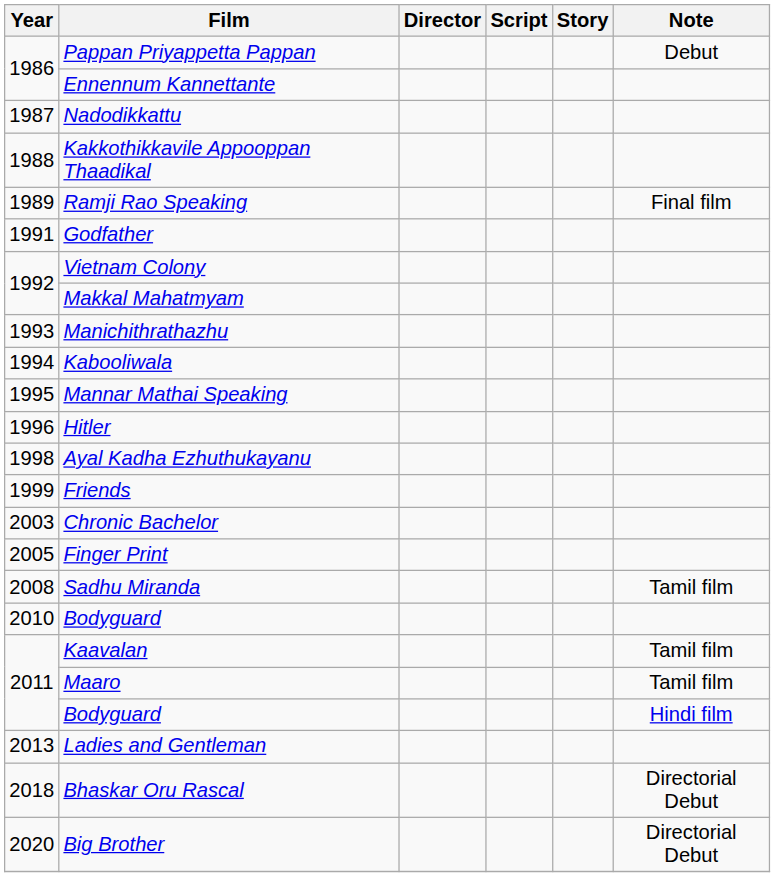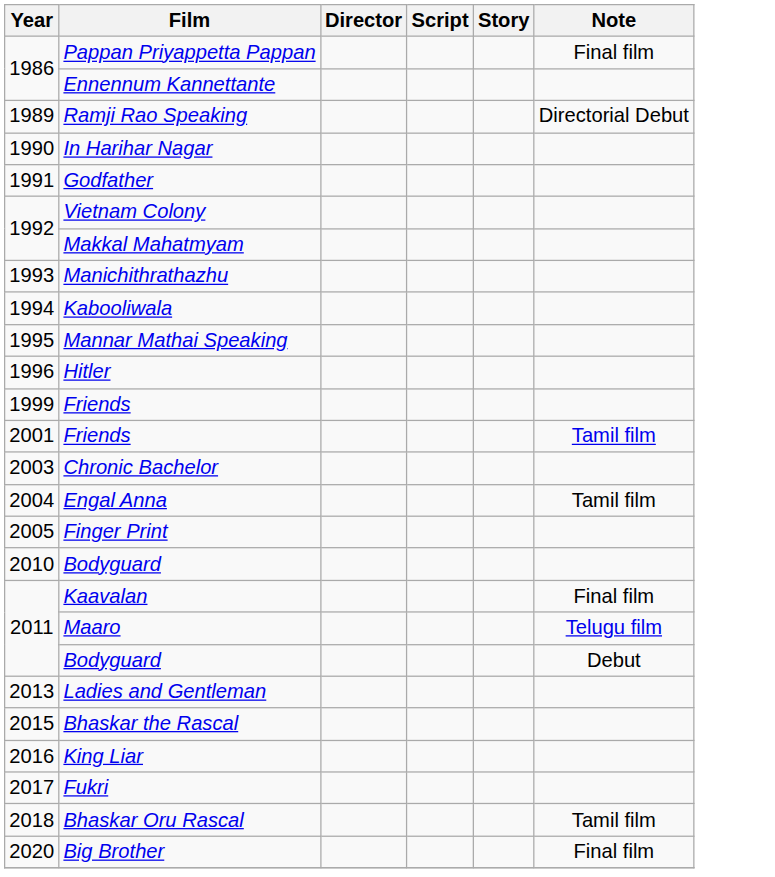(691, 52) Debut -> (614, 52) Final film
- row: (32, 116)
- row: (32, 159)
(691, 203) Final film -> (614, 116) Directorial Debut
+ row: (32, 148)
- row: (32, 458)
+ row: (32, 436)
+ row: (32, 500)
- row: (32, 586)
(691, 650) Tamil film -> (614, 595) Final film
(691, 682) Tamil film -> (614, 627) Telugu film
(691, 714) Hindi film -> (614, 659) Debut
+ row: (32, 723)
+ row: (32, 755)
+ row: (32, 787)
(691, 789) Directorial Debut -> (614, 819) Tamil film
(691, 844) Directorial Debut -> (614, 851) Final film
